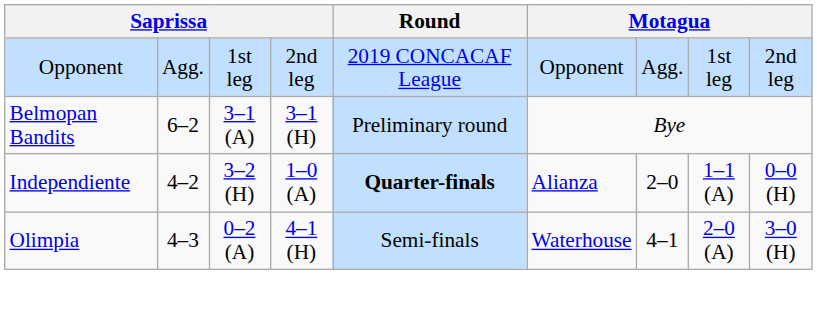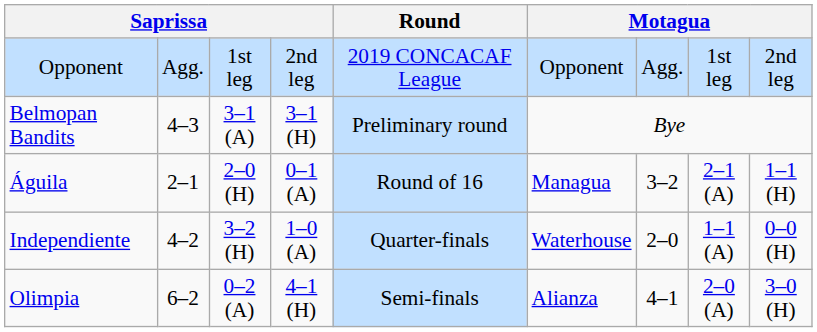(183, 124) 6–2 -> (183, 124) 4–3
+ row: (39, 182)
(430, 182) bold -> (430, 240) normal
(565, 182) Alianza -> (582, 240) Waterhouse
(183, 240) 4–3 -> (183, 297) 6–2
(582, 240) Waterhouse -> (565, 297) Alianza
